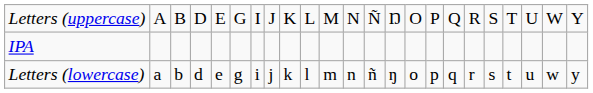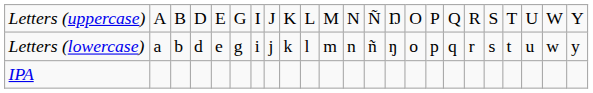rows swapped: (76, 74) <-> (21, 46)
